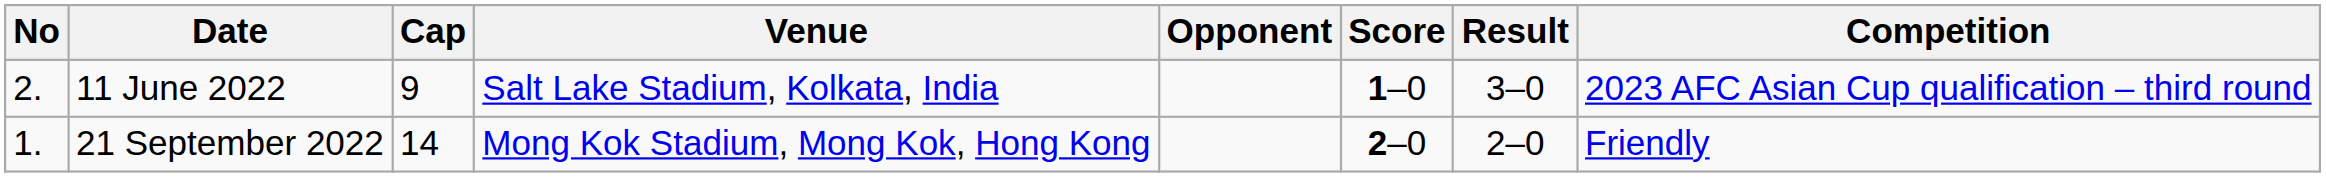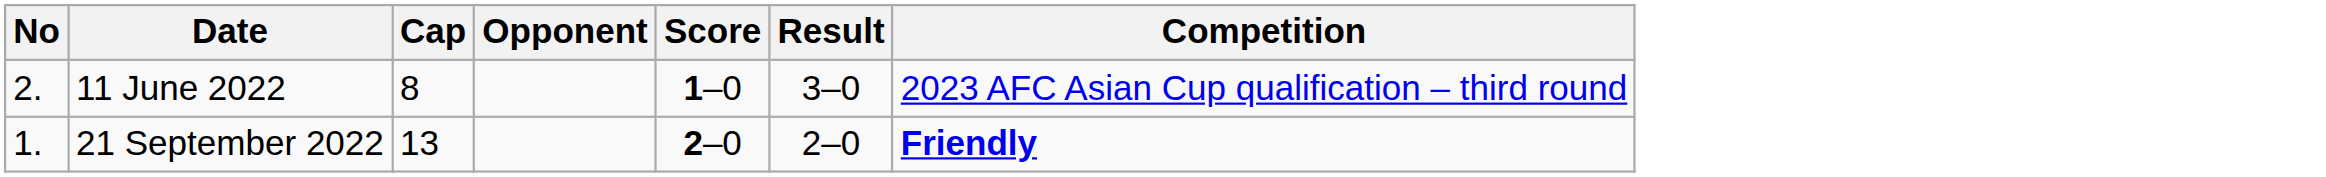- column: (816, 32)
(410, 87) 9 -> (410, 87) 8
(419, 143) 14 -> (419, 143) 13
(1647, 143) normal -> (969, 143) bold
